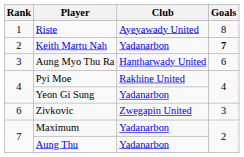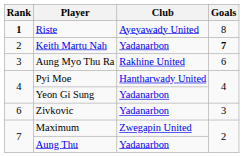(19, 29) normal -> (19, 29) bold
(163, 62) Hantharwady United -> (152, 62) Rakhine United
(152, 78) Rakhine United -> (163, 78) Hantharwady United
(156, 111) Zwegapin United -> (144, 111) Yadanarbon
(144, 128) Yadanarbon -> (156, 128) Zwegapin United
